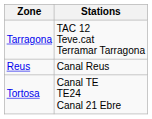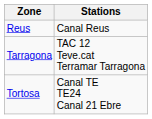rows swapped: (18, 67) <-> (29, 39)
